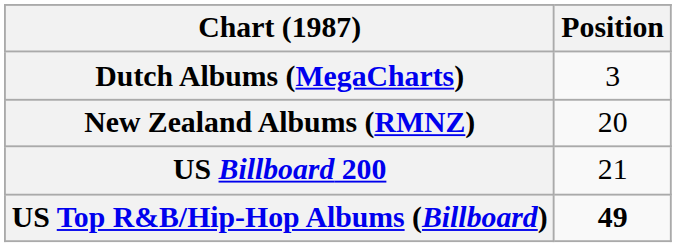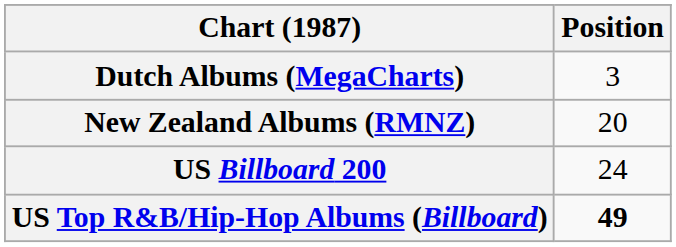(613, 169) 21 -> (613, 169) 24
